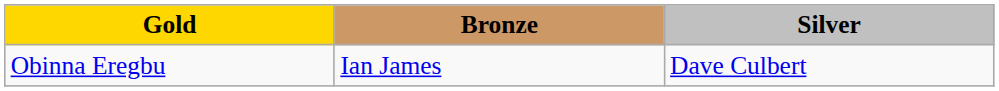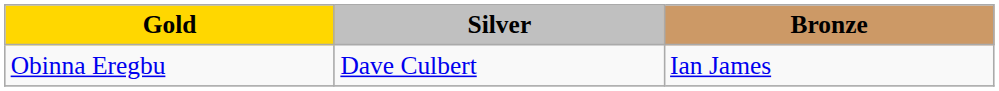columns swapped: (829, 24) <-> (499, 24)
